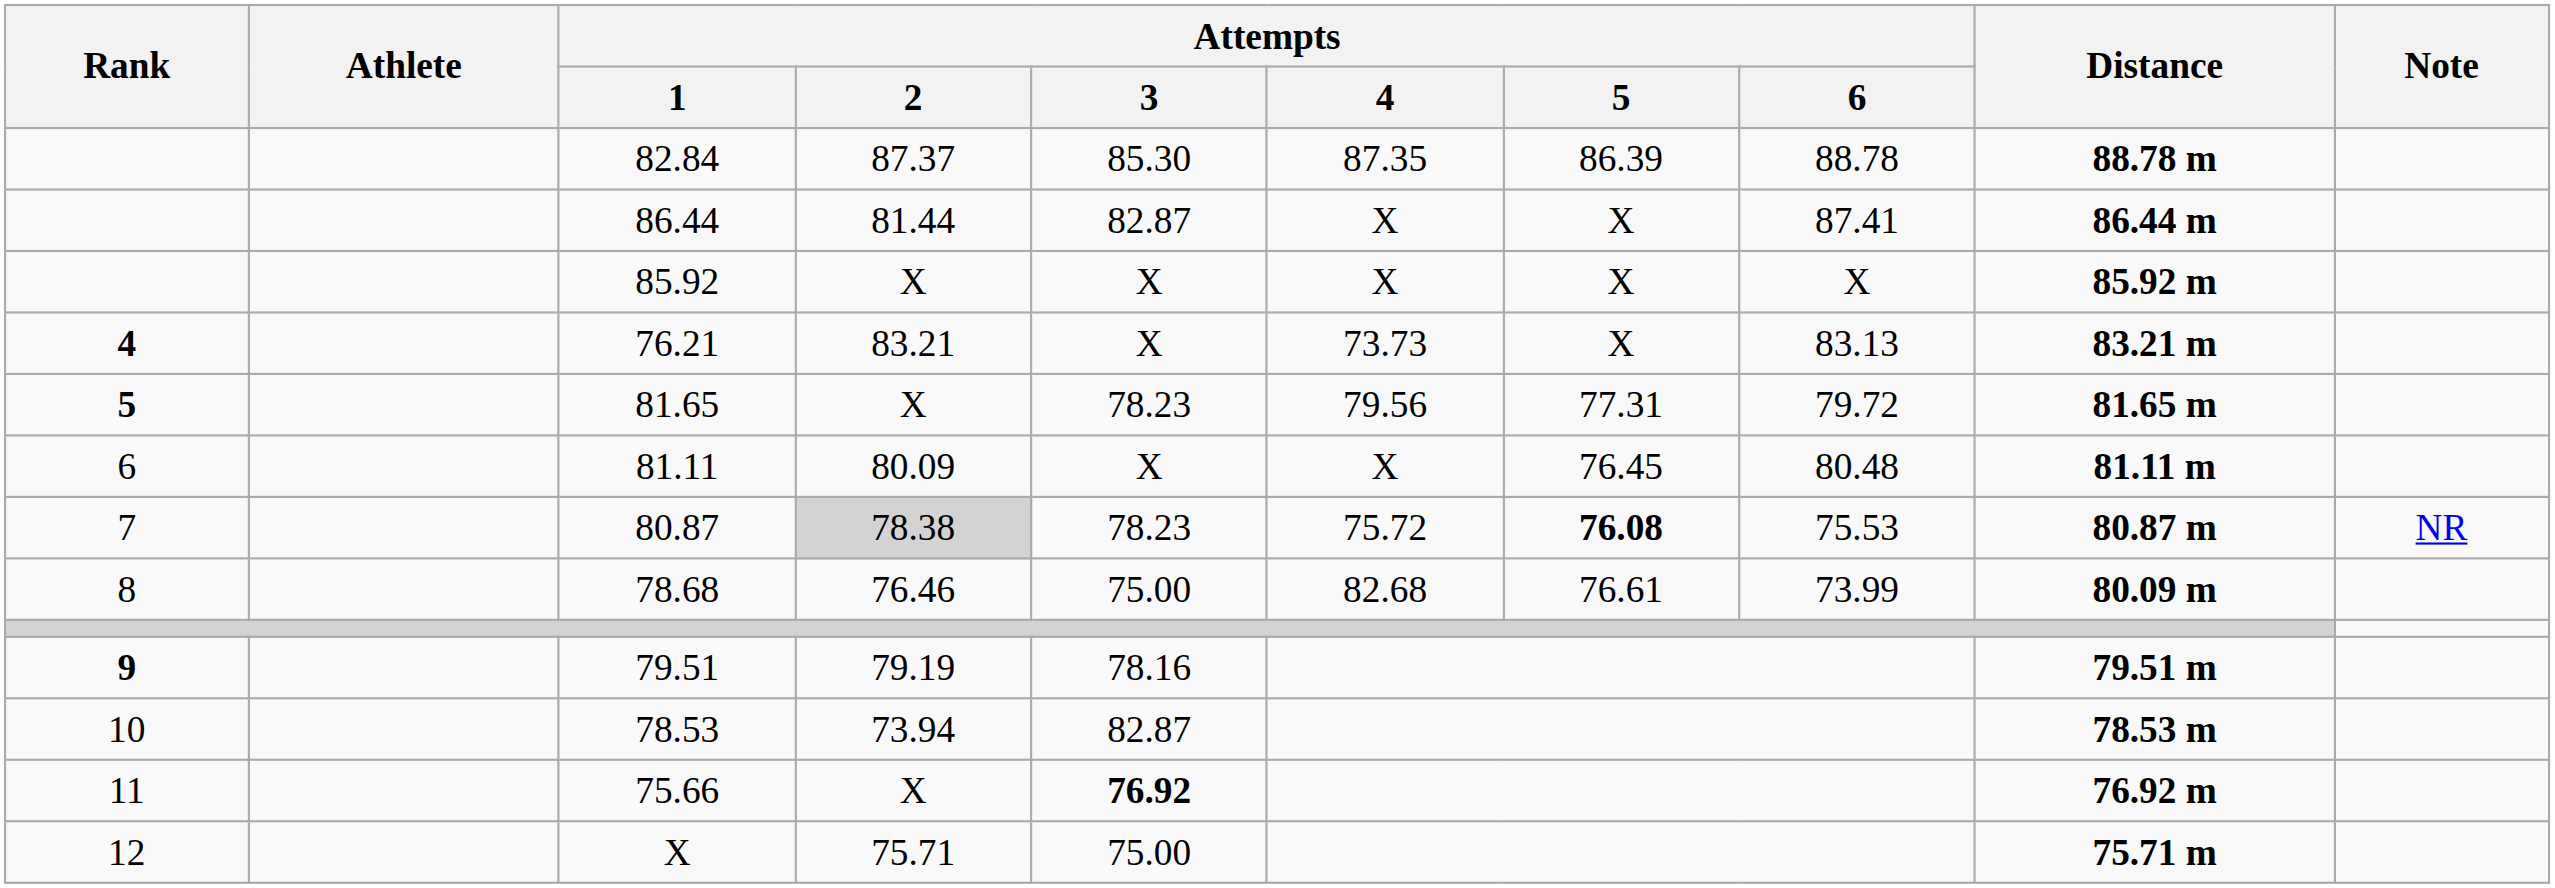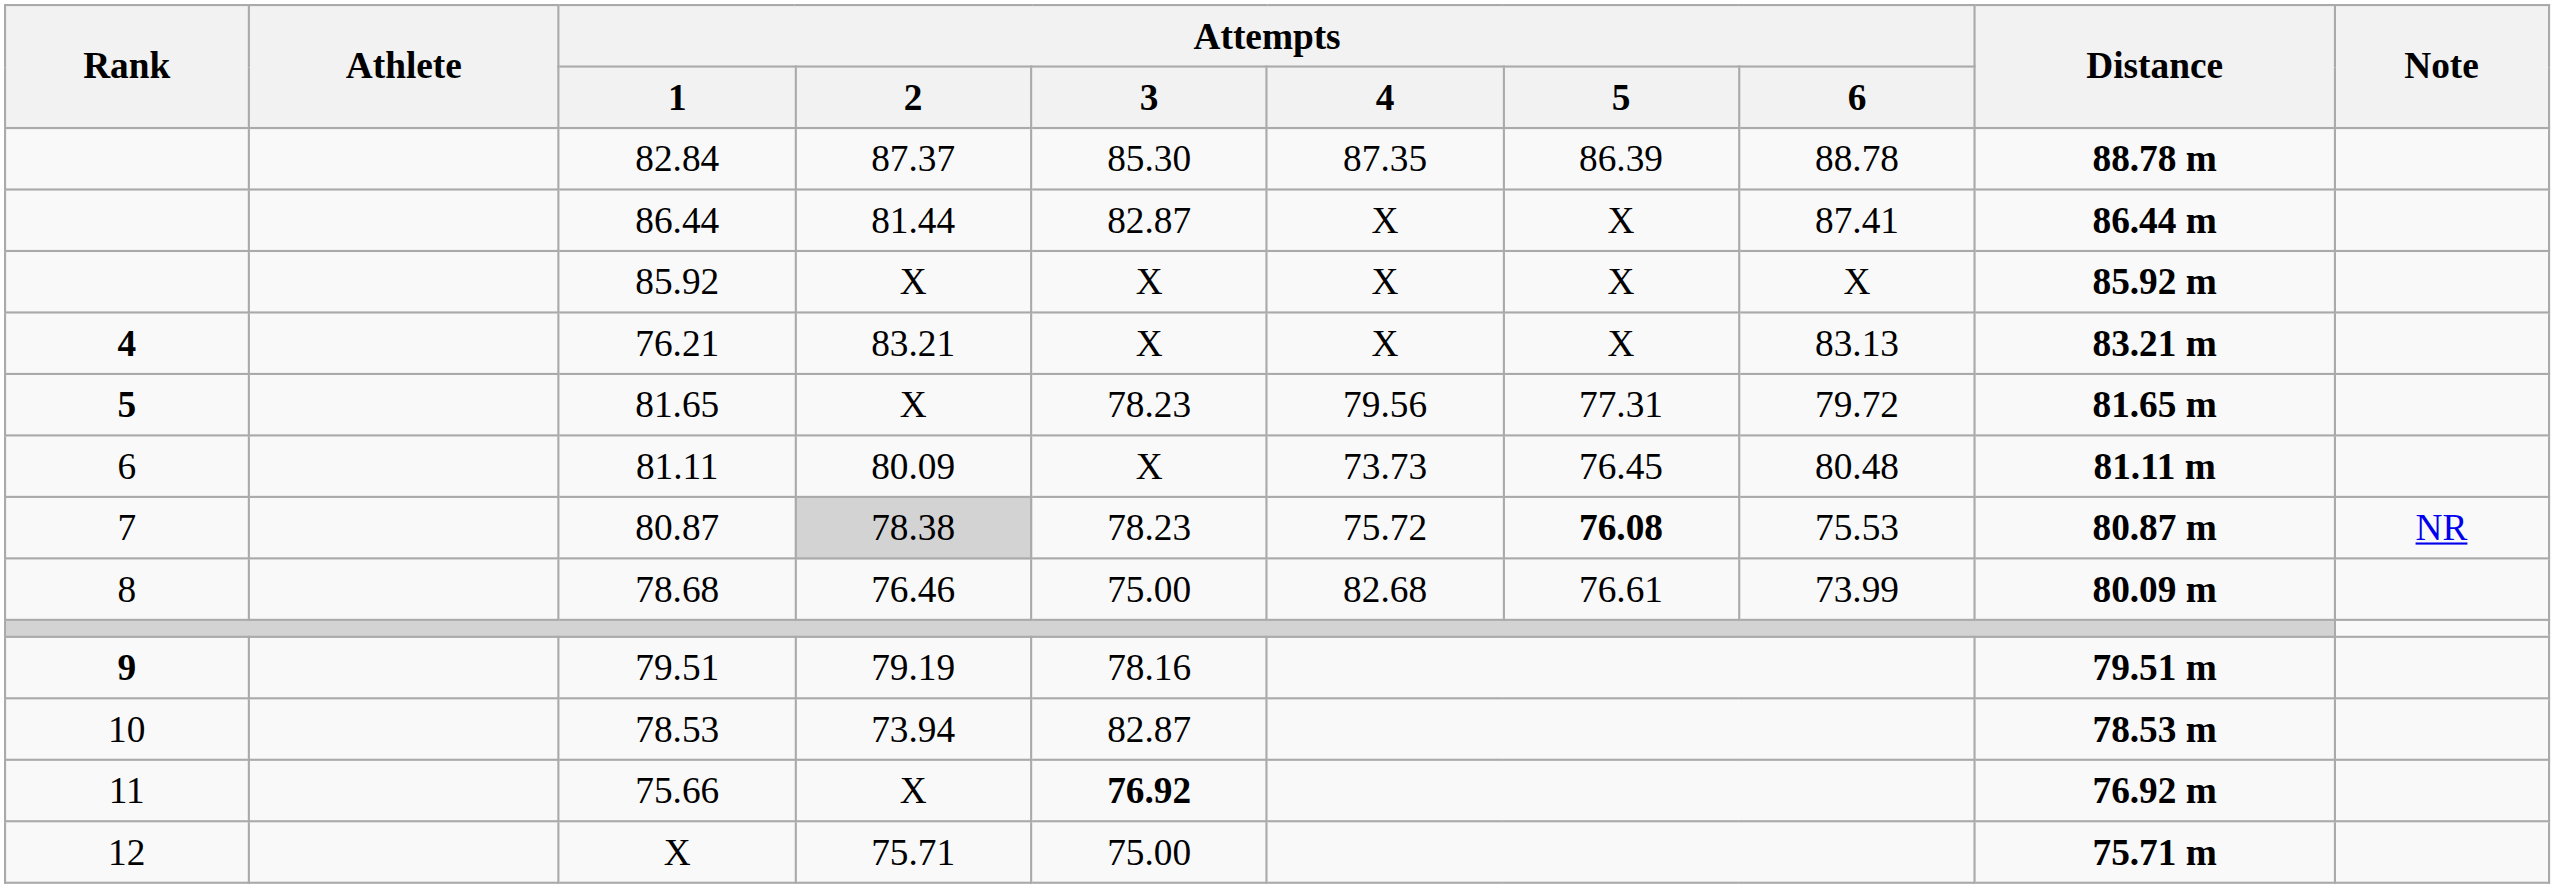(1385, 342) 73.73 -> (1385, 342) X
(1385, 465) X -> (1385, 465) 73.73
